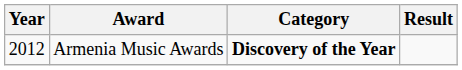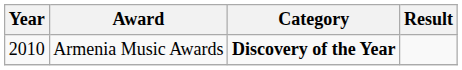(27, 49) 2012 -> (27, 49) 2010
